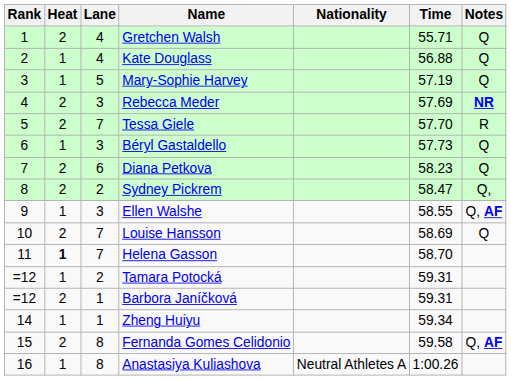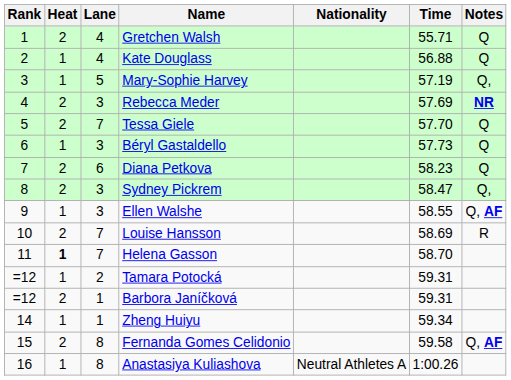(484, 80) Q -> (484, 80) Q,
(484, 124) R -> (484, 124) Q
(100, 189) 2 -> (100, 189) 3
(484, 233) Q -> (484, 233) R
